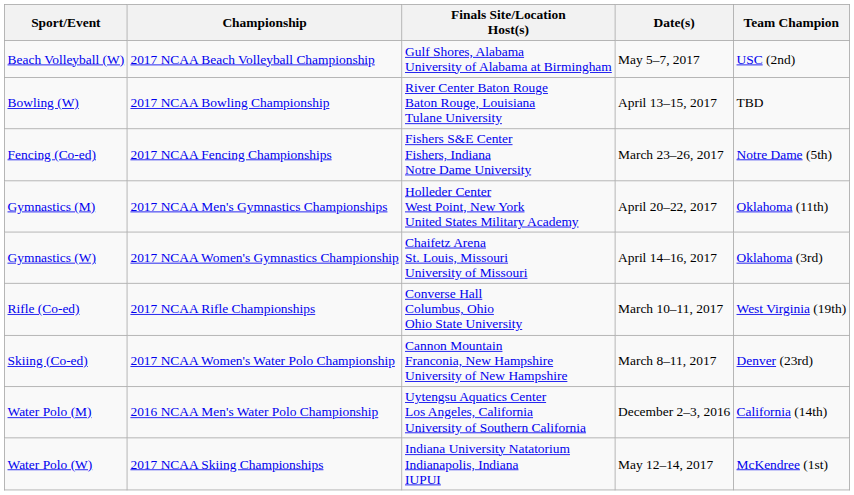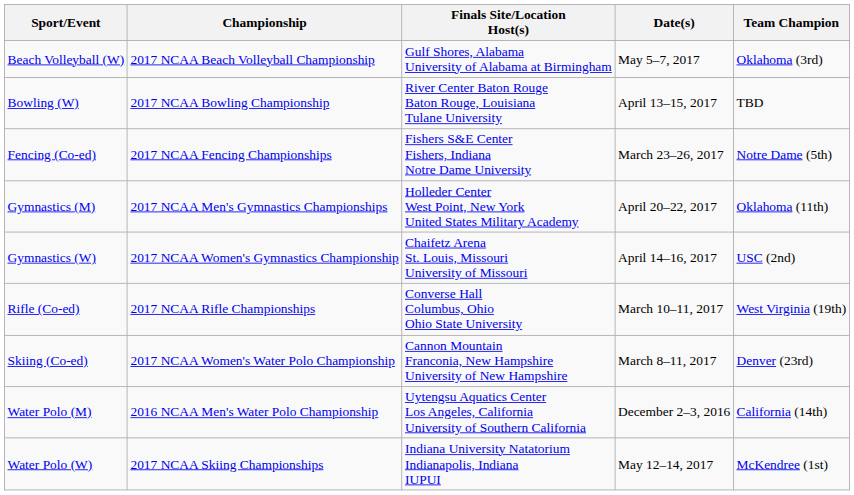(766, 59) USC (2nd) -> (780, 59) Oklahoma (3rd)
(780, 257) Oklahoma (3rd) -> (766, 257) USC (2nd)
